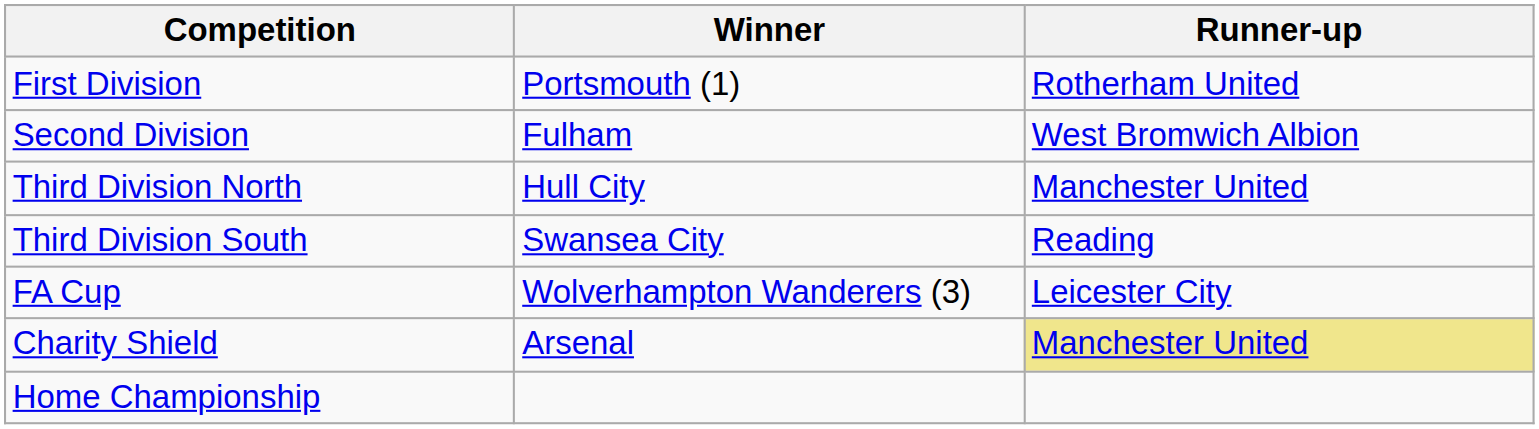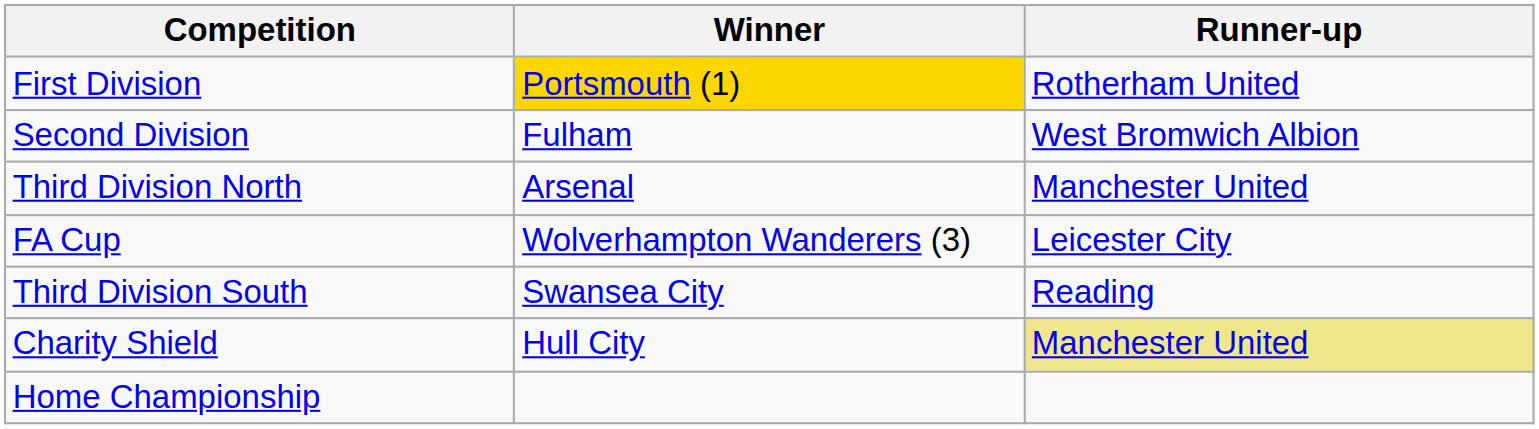(631, 82) no background -> (631, 82) gold background
(584, 187) Hull City -> (578, 187) Arsenal
rows swapped: (160, 239) <-> (67, 291)
(578, 344) Arsenal -> (584, 344) Hull City
